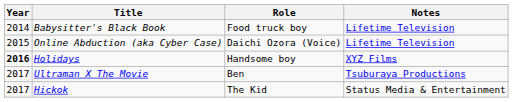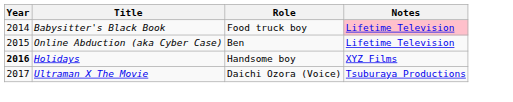(400, 28) no background -> (400, 28) pink background
(284, 43) Daichi Ozora (Voice) -> (236, 43) Ben
(236, 74) Ben -> (284, 74) Daichi Ozora (Voice)
- row: (51, 89)
